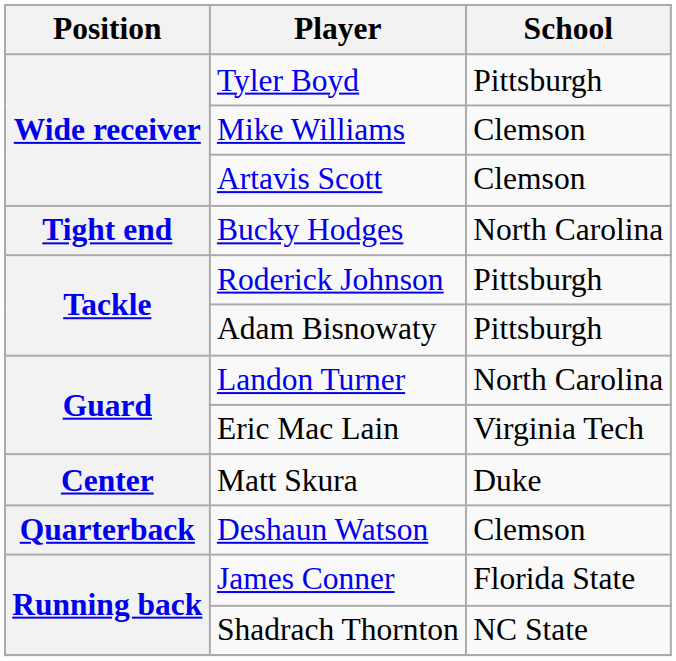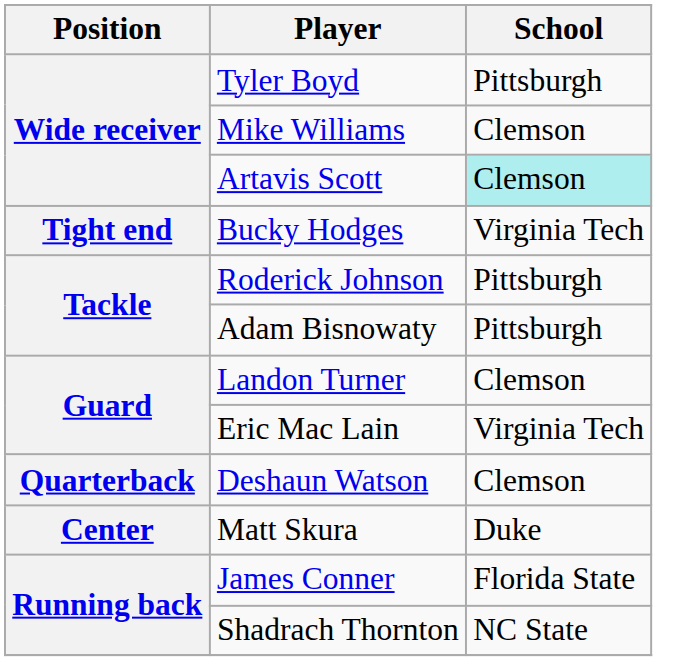(529, 179) no background -> (529, 179) paleturquoise background
(568, 229) North Carolina -> (559, 229) Virginia Tech
(568, 379) North Carolina -> (529, 379) Clemson
rows swapped: (287, 479) <-> (323, 529)
